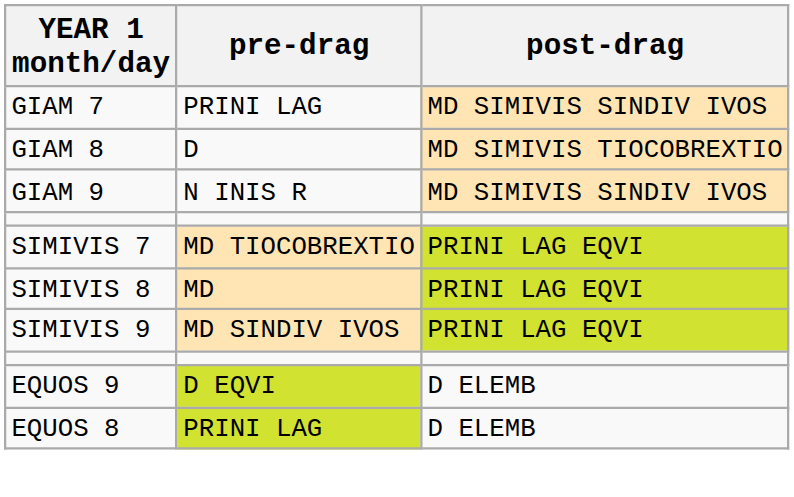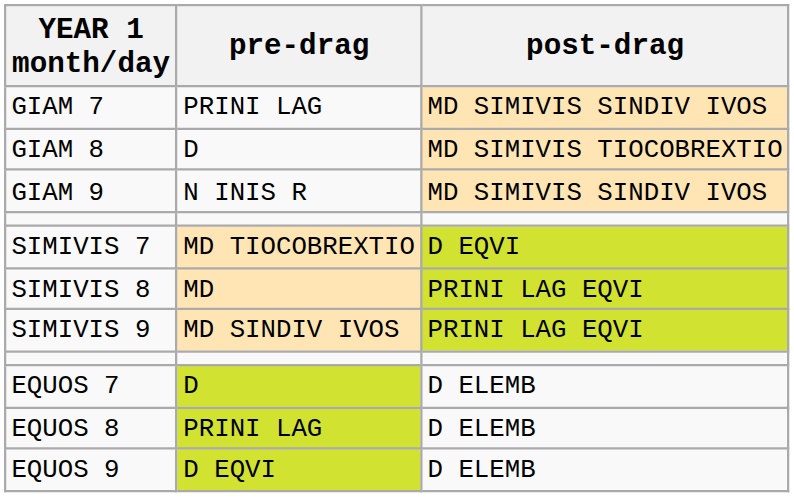(536, 247) PRINI LAG EQVI -> (474, 247) D EQVI
+ row: (65, 386)
rows swapped: (65, 428) <-> (65, 386)
